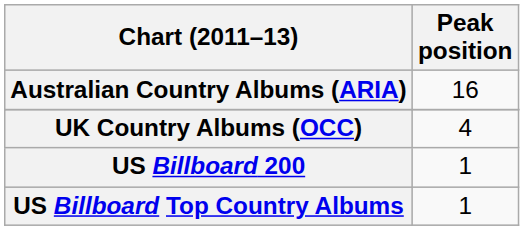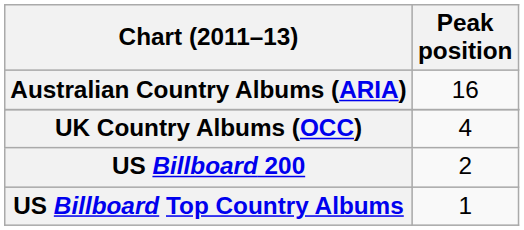(465, 166) 1 -> (465, 166) 2
